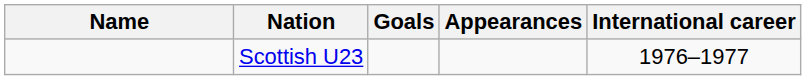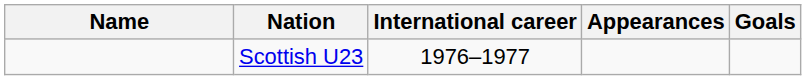columns swapped: (694, 21) <-> (404, 21)
